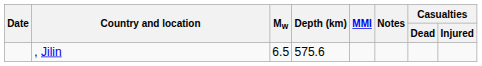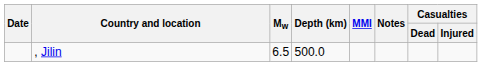(310, 52) 575.6 -> (310, 52) 500.0
